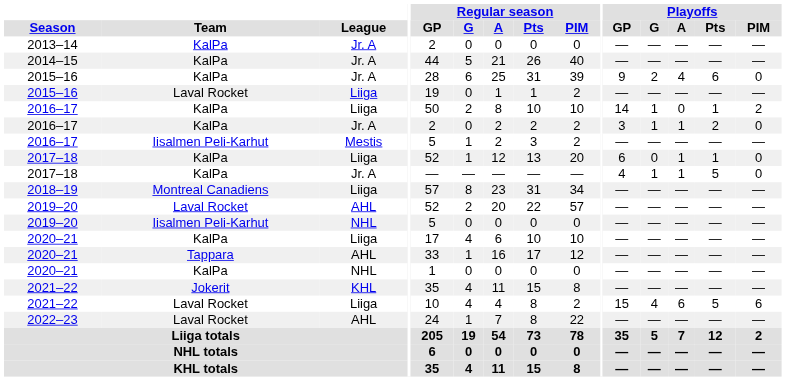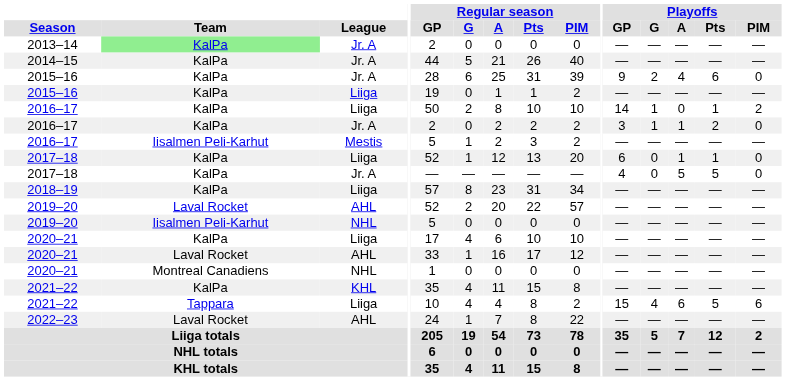(210, 44) no background -> (210, 44) lightgreen background
(210, 93) Laval Rocket -> (210, 93) KalPa
(654, 174) 1 -> (654, 174) 0
(681, 174) 1 -> (681, 174) 5
(210, 190) Montreal Canadiens -> (210, 190) KalPa
(210, 255) Tappara -> (210, 255) Laval Rocket
(210, 271) KalPa -> (210, 271) Montreal Canadiens
(210, 287) Jokerit -> (210, 287) KalPa
(210, 303) Laval Rocket -> (210, 303) Tappara
